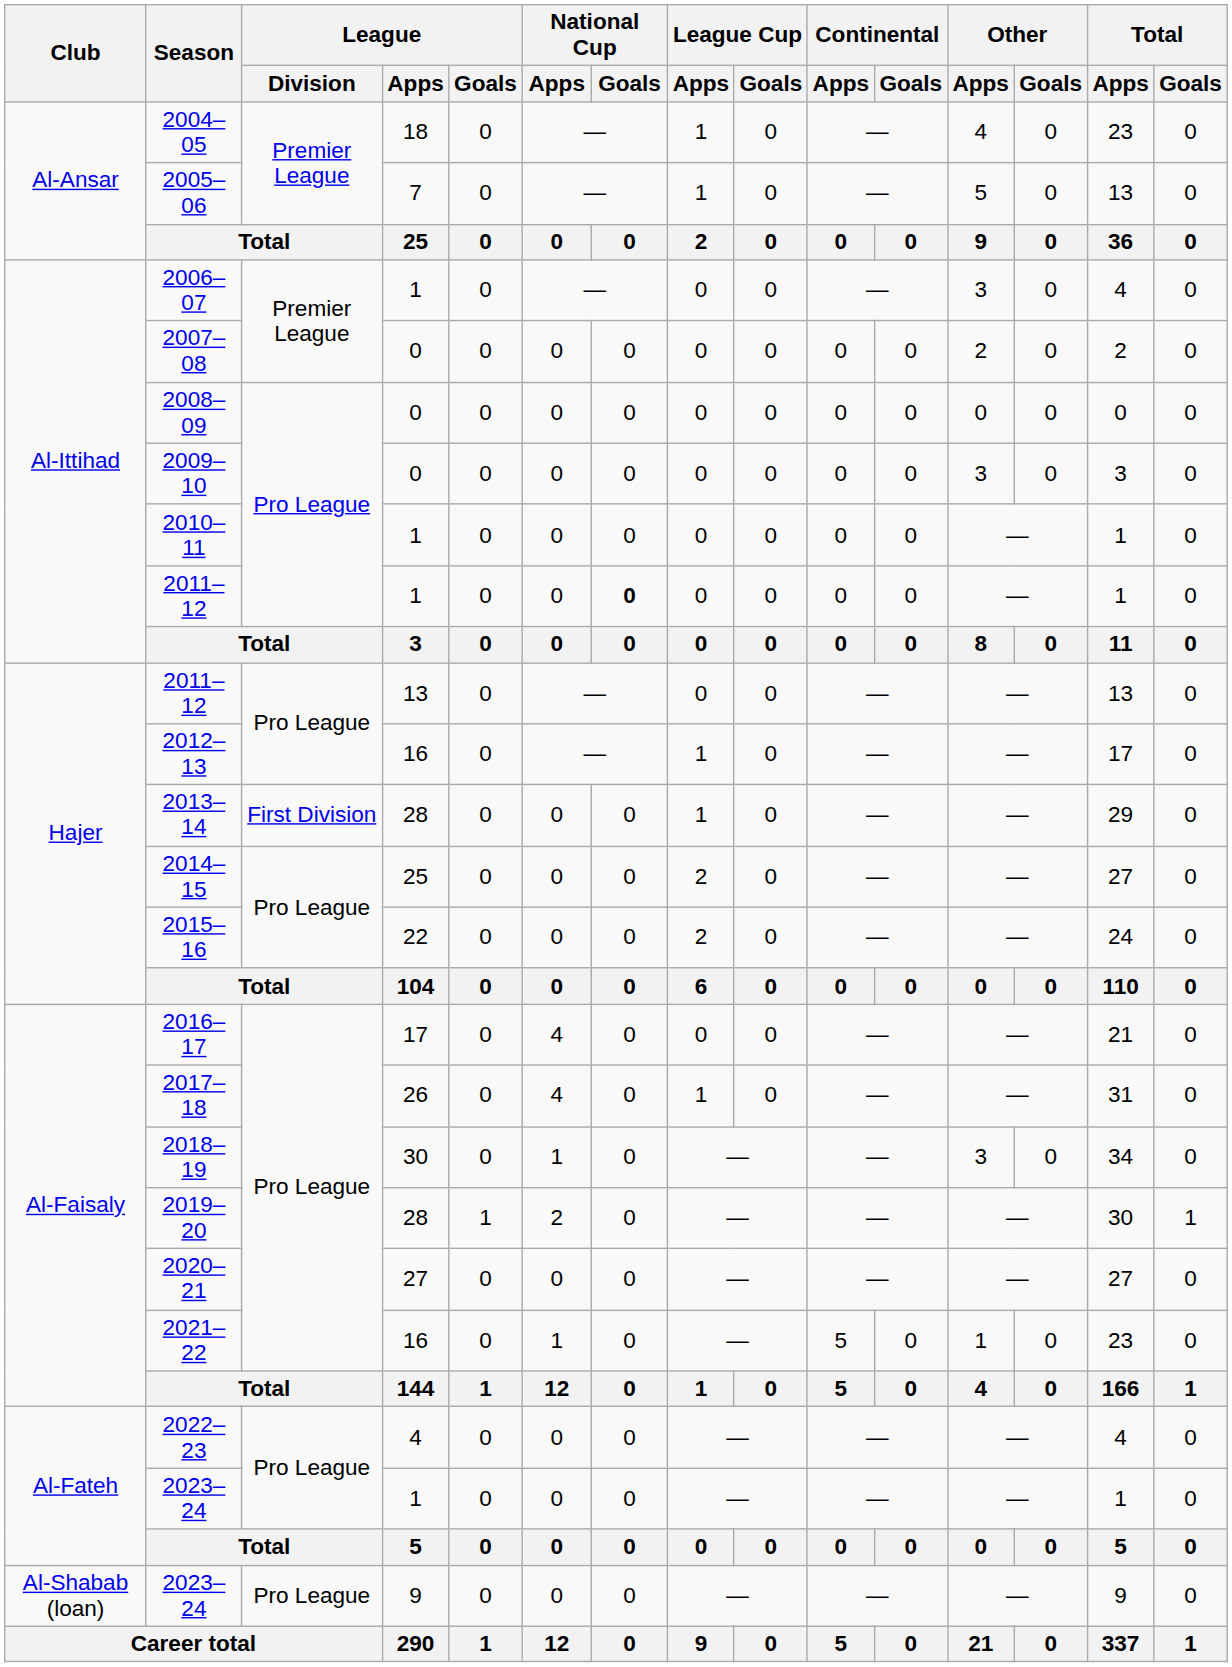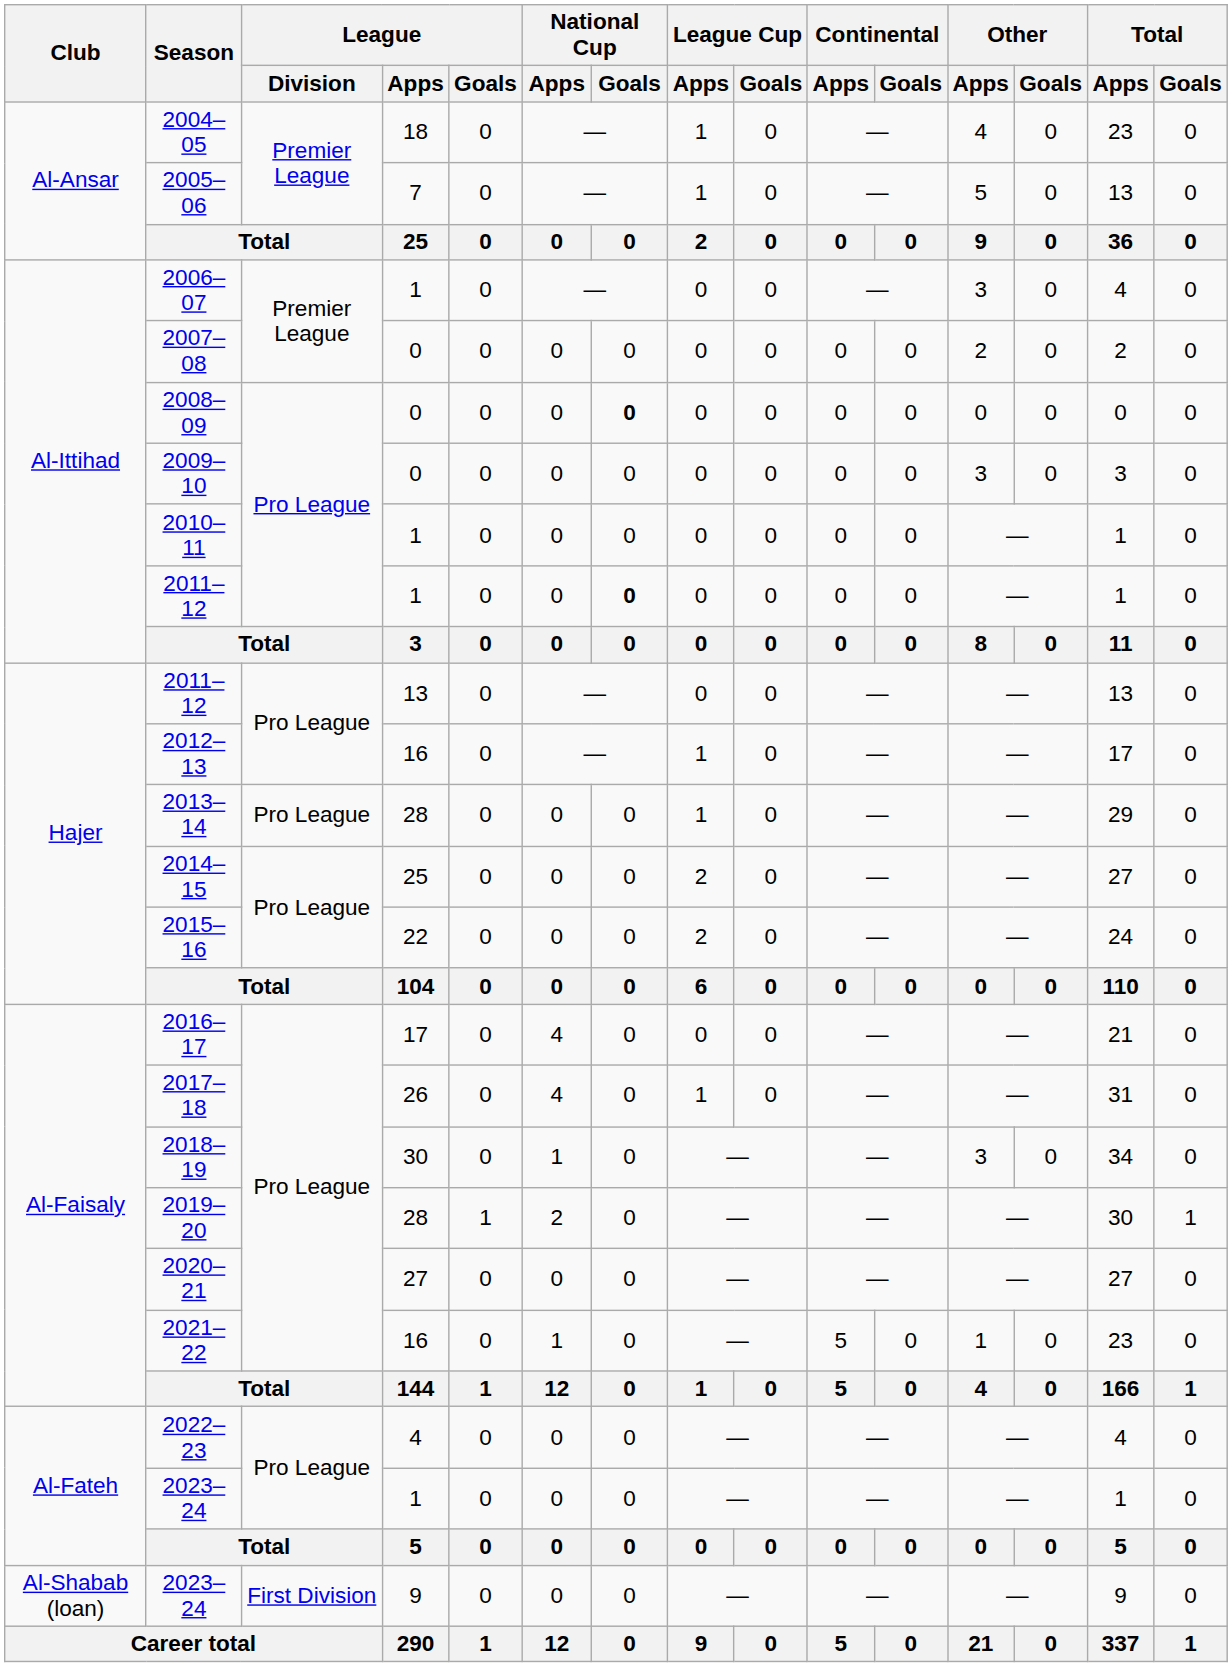(629, 412) normal -> (629, 412) bold
(312, 815) First Division -> (312, 815) Pro League
(312, 1595) Pro League -> (312, 1595) First Division
